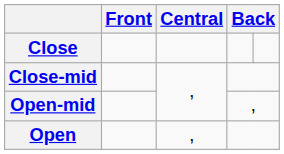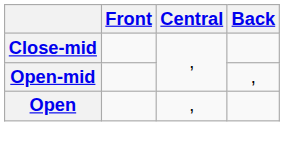- row: (53, 47)
